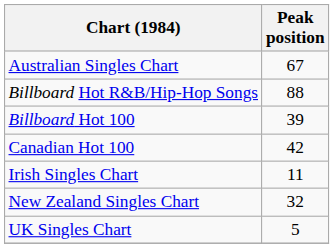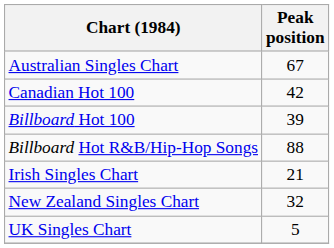rows swapped: (71, 147) <-> (133, 92)
(295, 174) 11 -> (295, 174) 21
